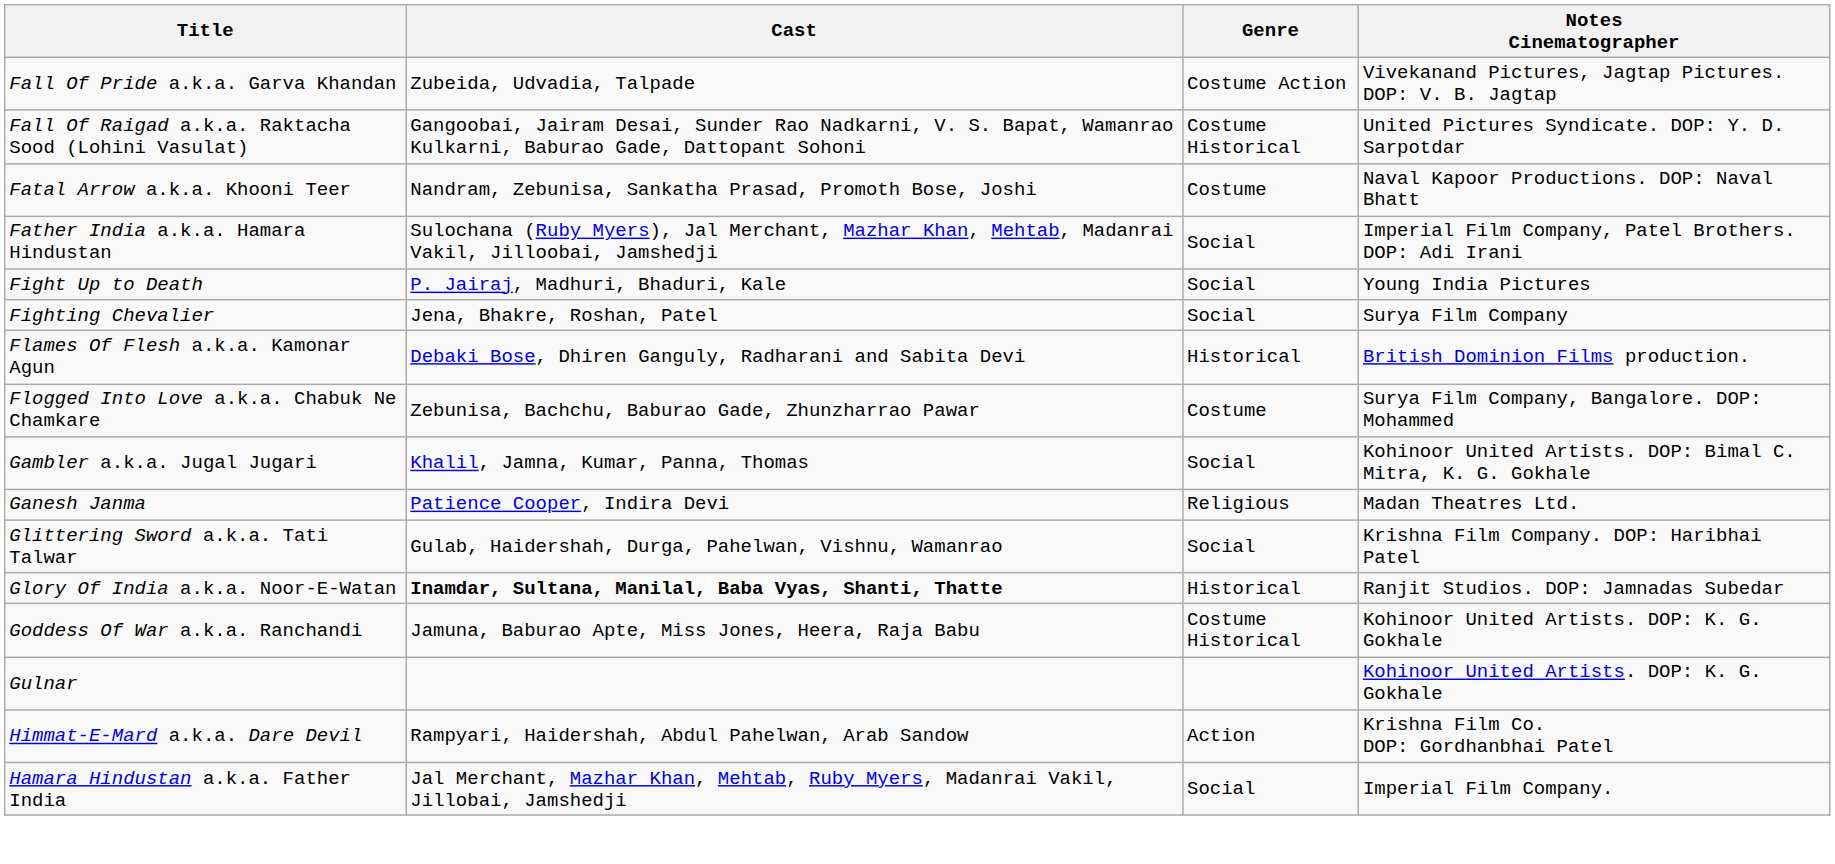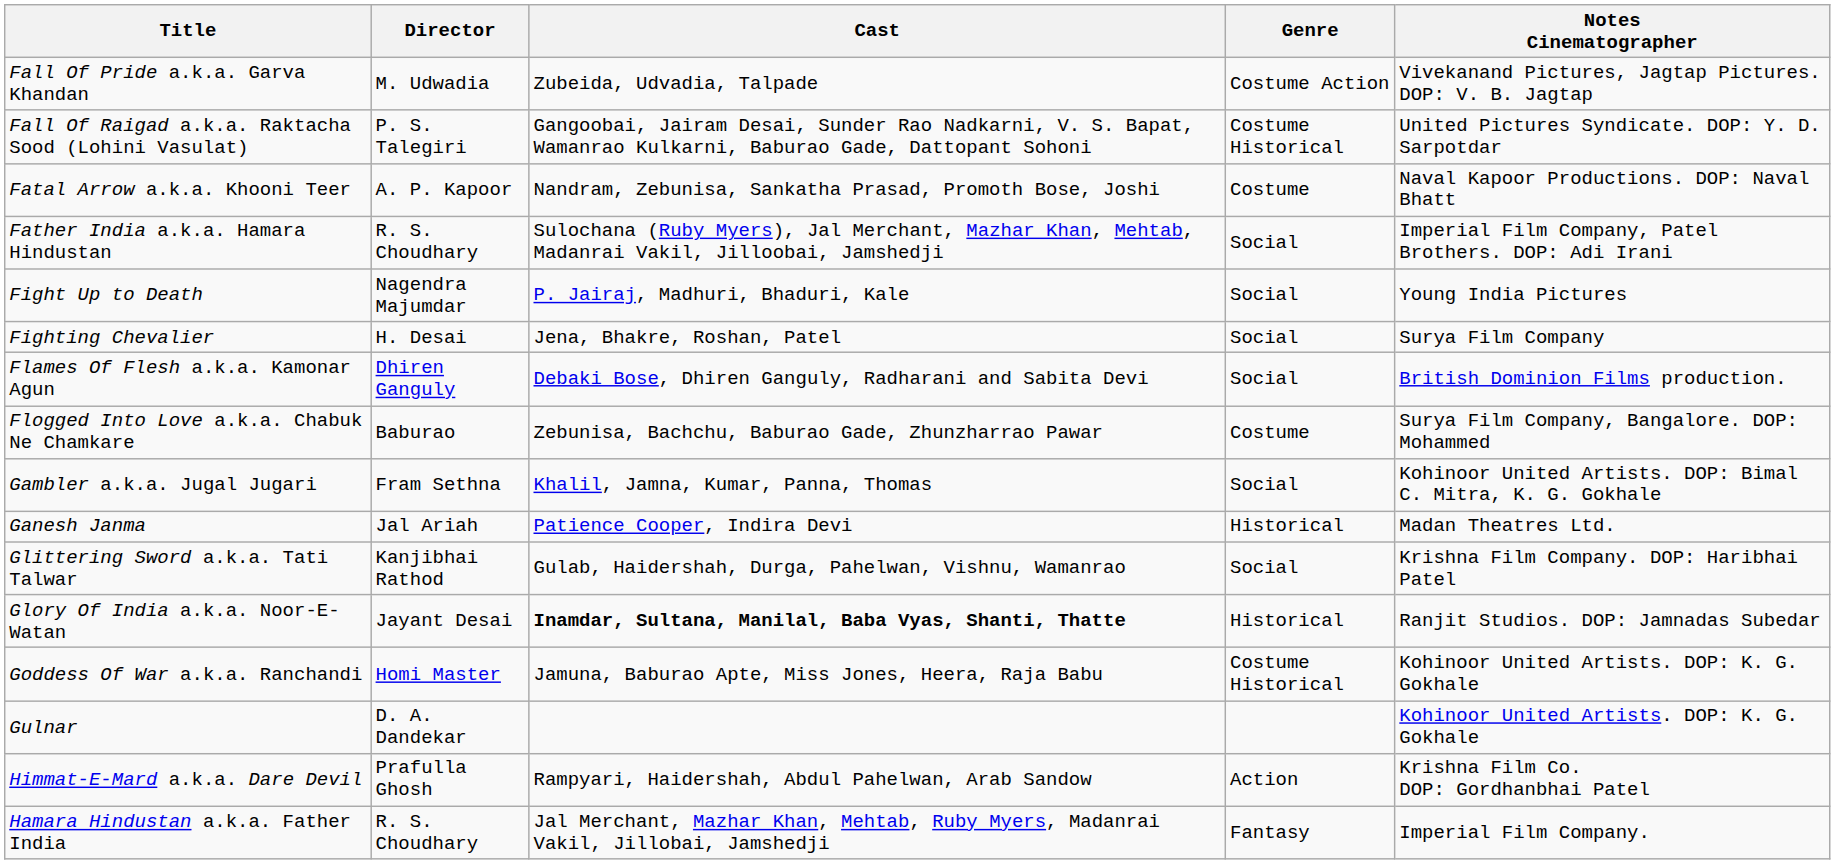+ column: (450, 31)
(1244, 357) Historical -> (1264, 379) Social
(1238, 505) Religious -> (1287, 527) Historical
(1221, 789) Social -> (1270, 833) Fantasy
